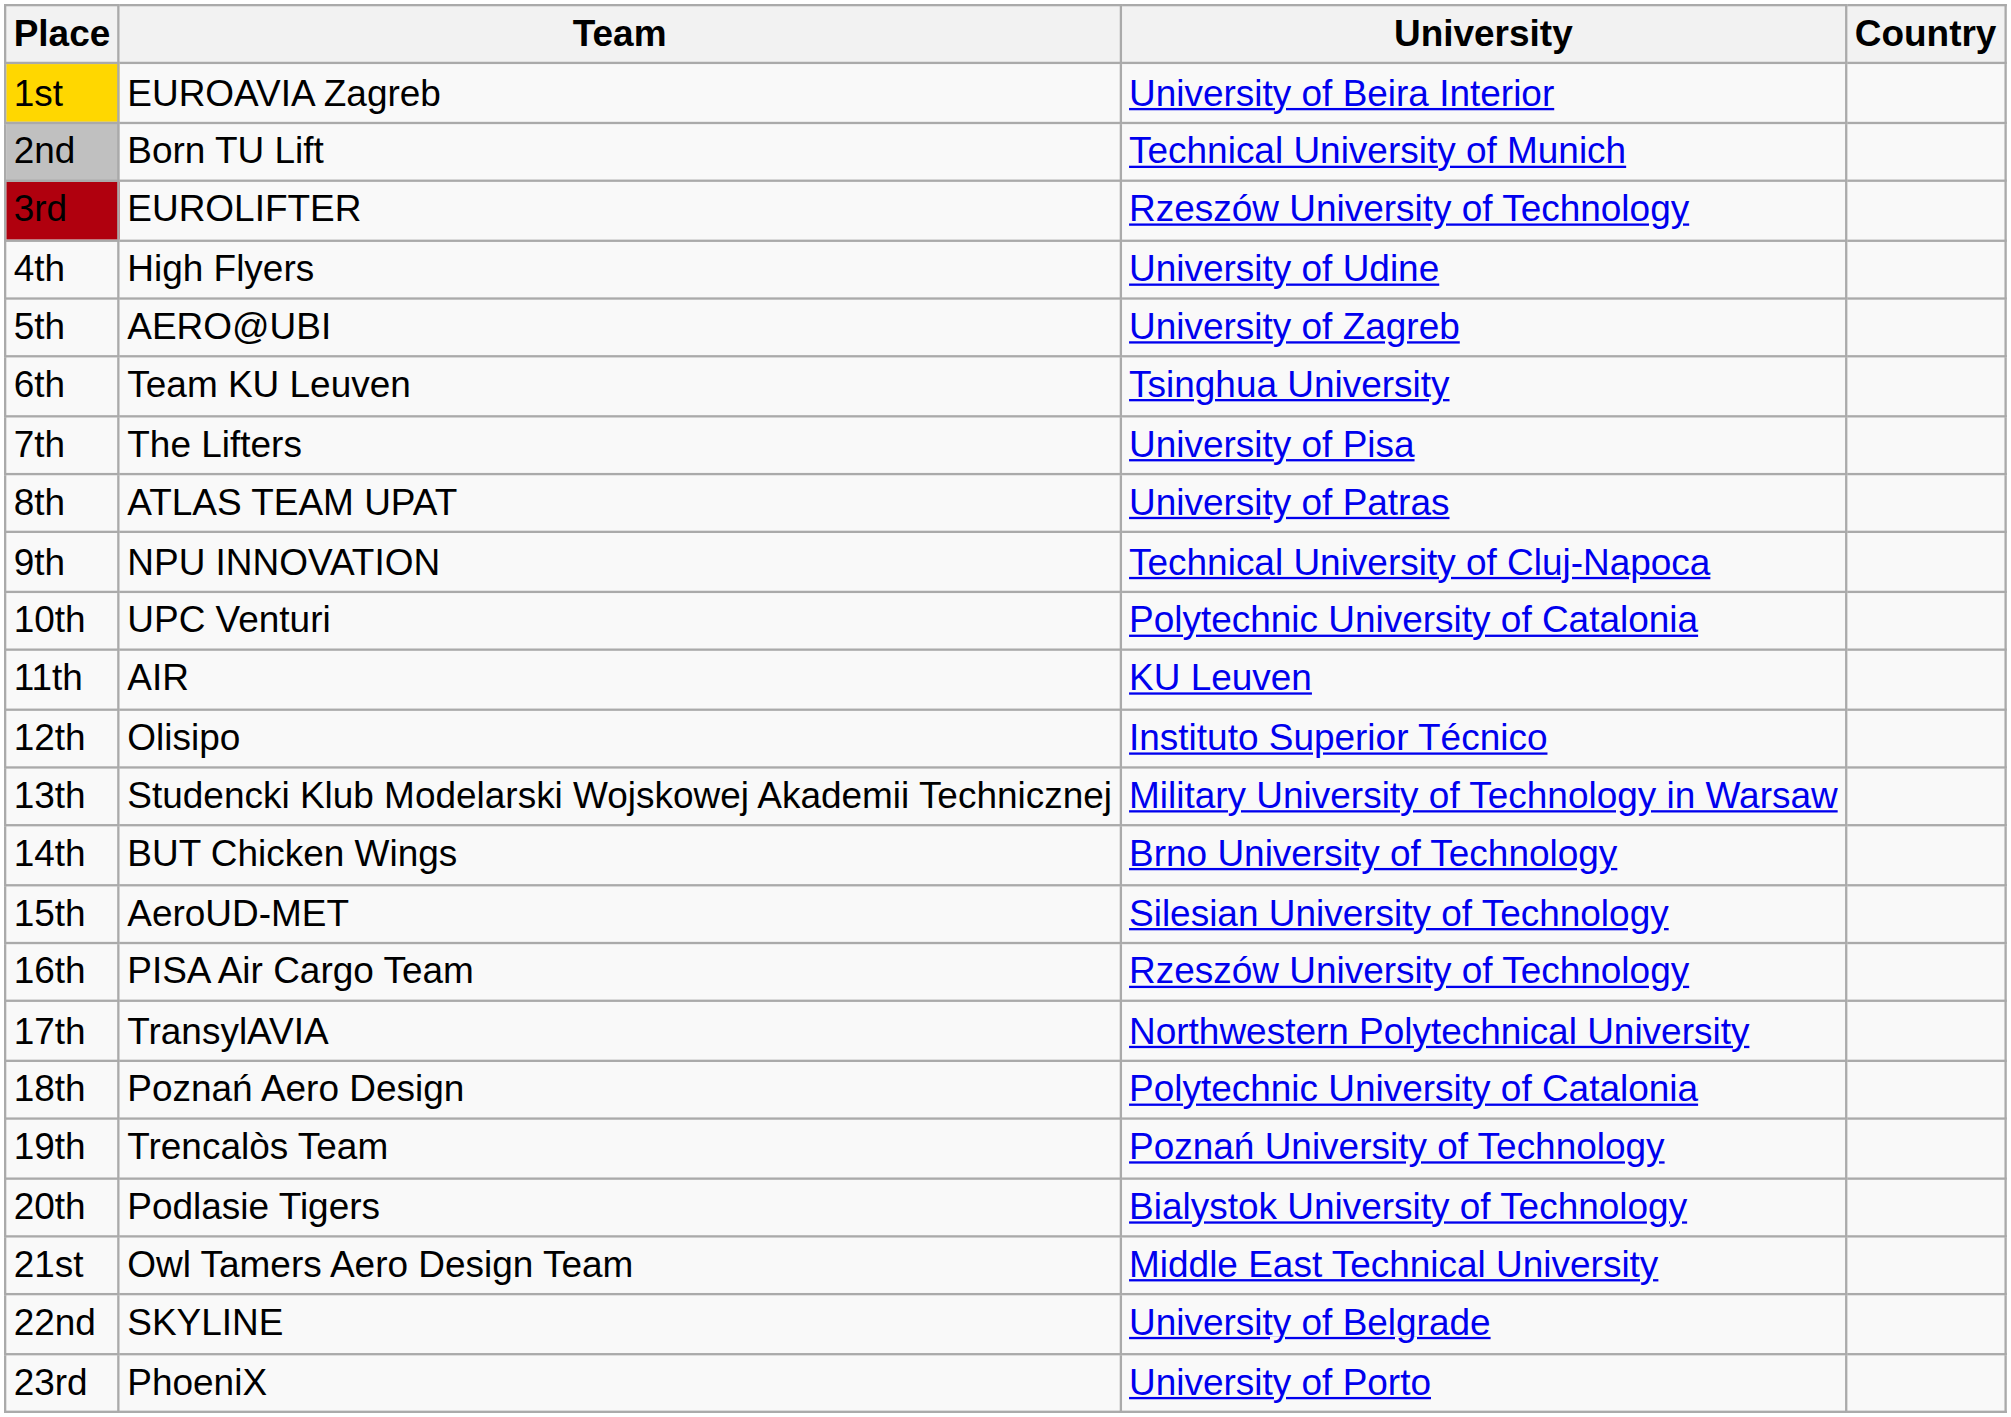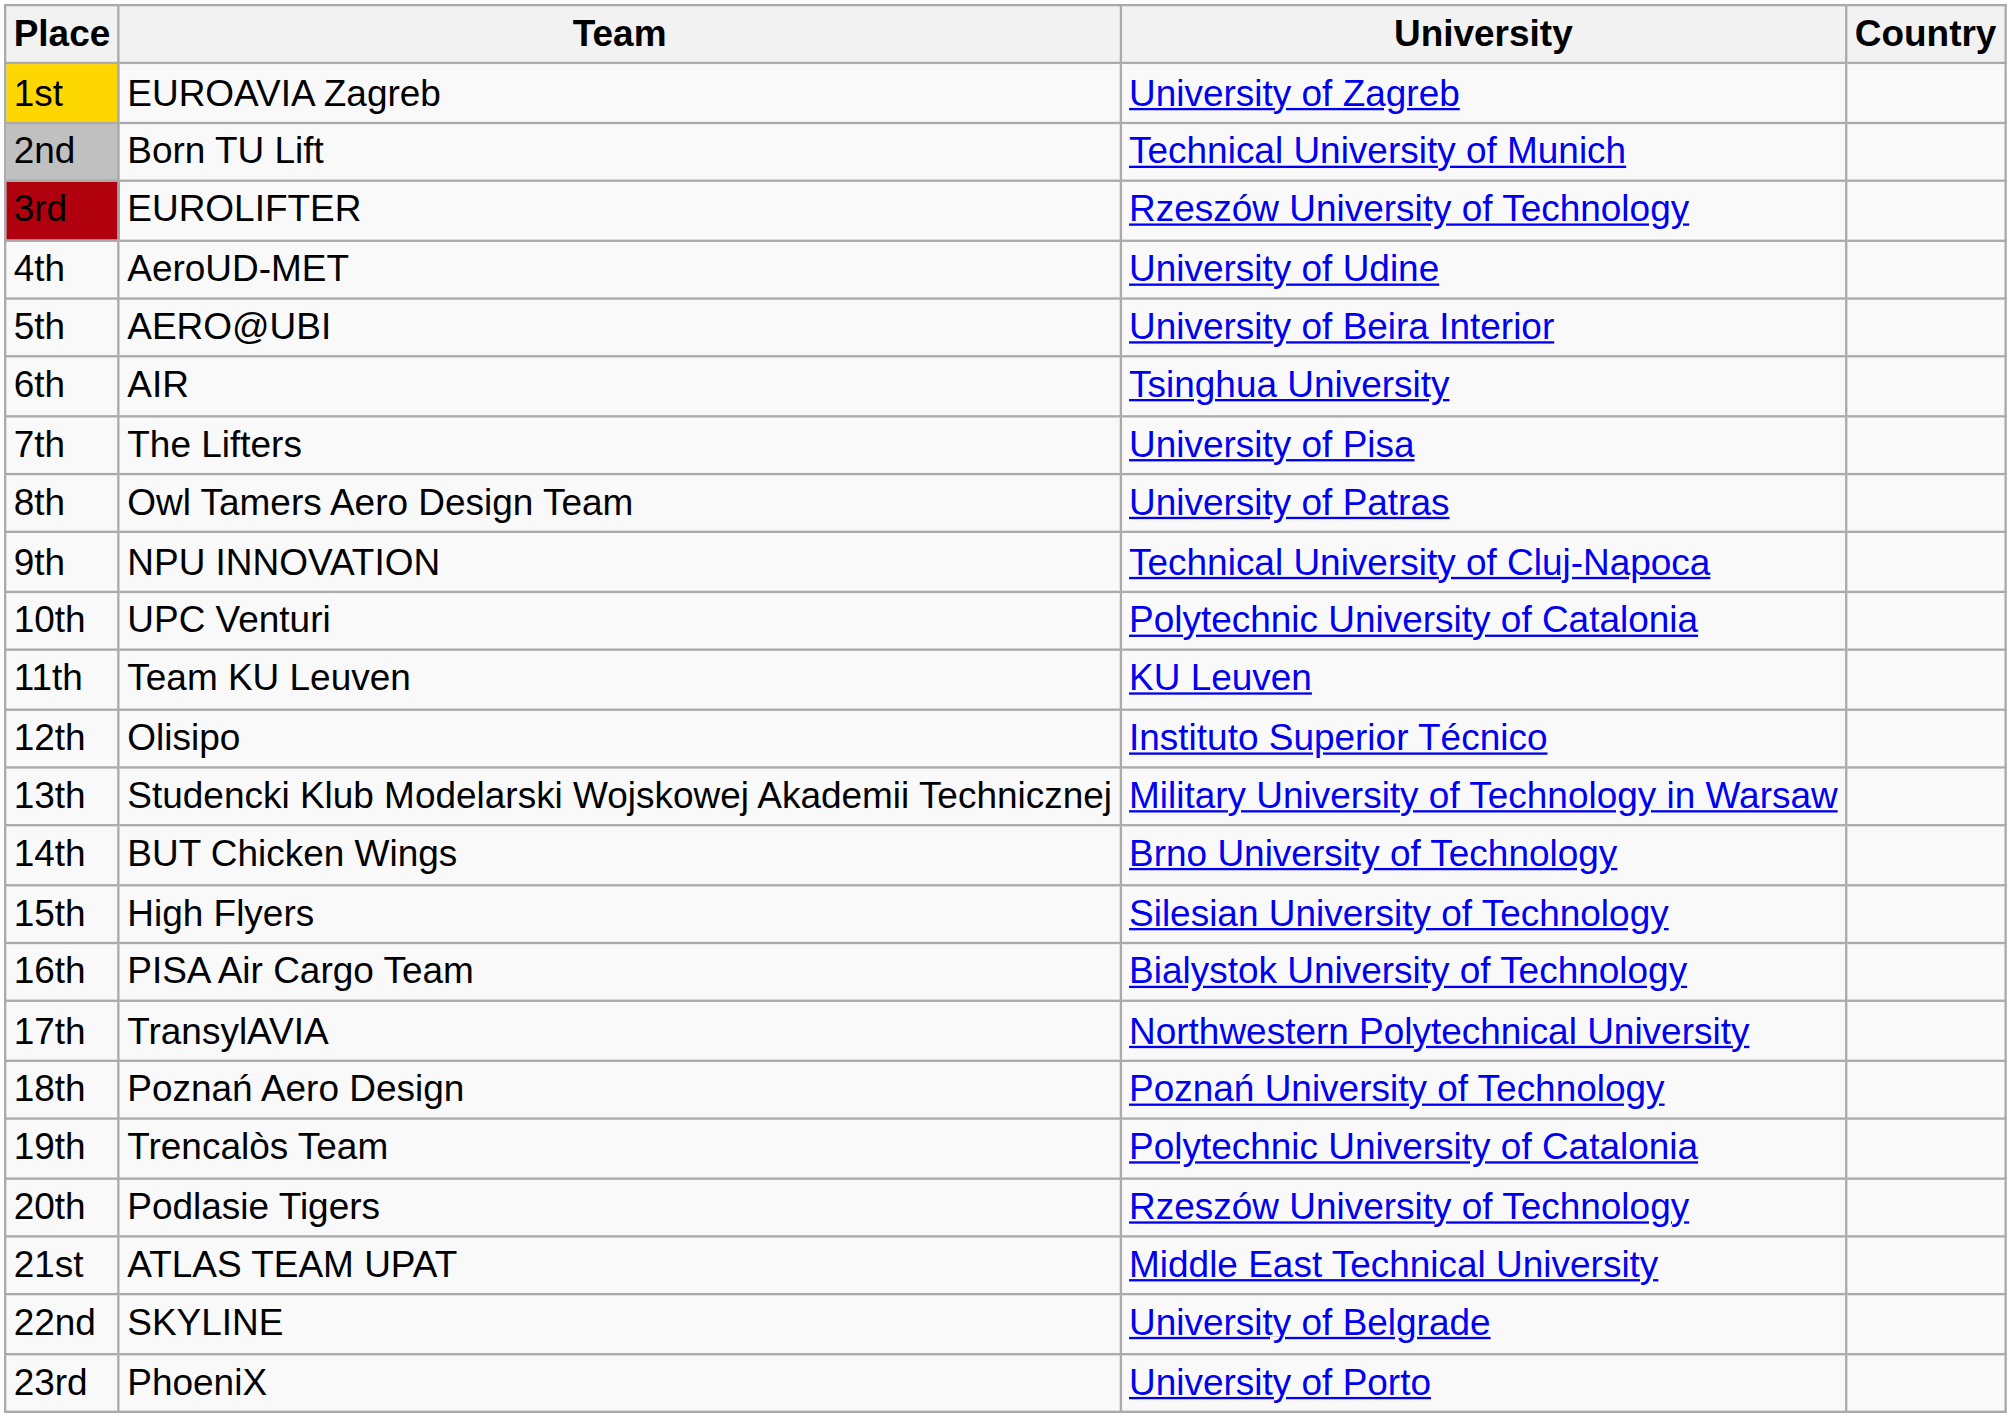(1342, 92) University of Beira Interior -> (1294, 92) University of Zagreb
(221, 268) High Flyers -> (238, 268) AeroUD-MET
(1294, 326) University of Zagreb -> (1342, 326) University of Beira Interior
(269, 385) Team KU Leuven -> (158, 385) AIR
(292, 502) ATLAS TEAM UPAT -> (380, 502) Owl Tamers Aero Design Team
(158, 678) AIR -> (269, 678) Team KU Leuven
(238, 913) AeroUD-MET -> (221, 913) High Flyers
(1409, 971) Rzeszów University of Technology -> (1408, 971) Bialystok University of Technology
(1414, 1088) Polytechnic University of Catalonia -> (1397, 1088) Poznań University of Technology
(1397, 1147) Poznań University of Technology -> (1414, 1147) Polytechnic University of Catalonia
(1408, 1206) Bialystok University of Technology -> (1409, 1206) Rzeszów University of Technology
(380, 1264) Owl Tamers Aero Design Team -> (292, 1264) ATLAS TEAM UPAT
